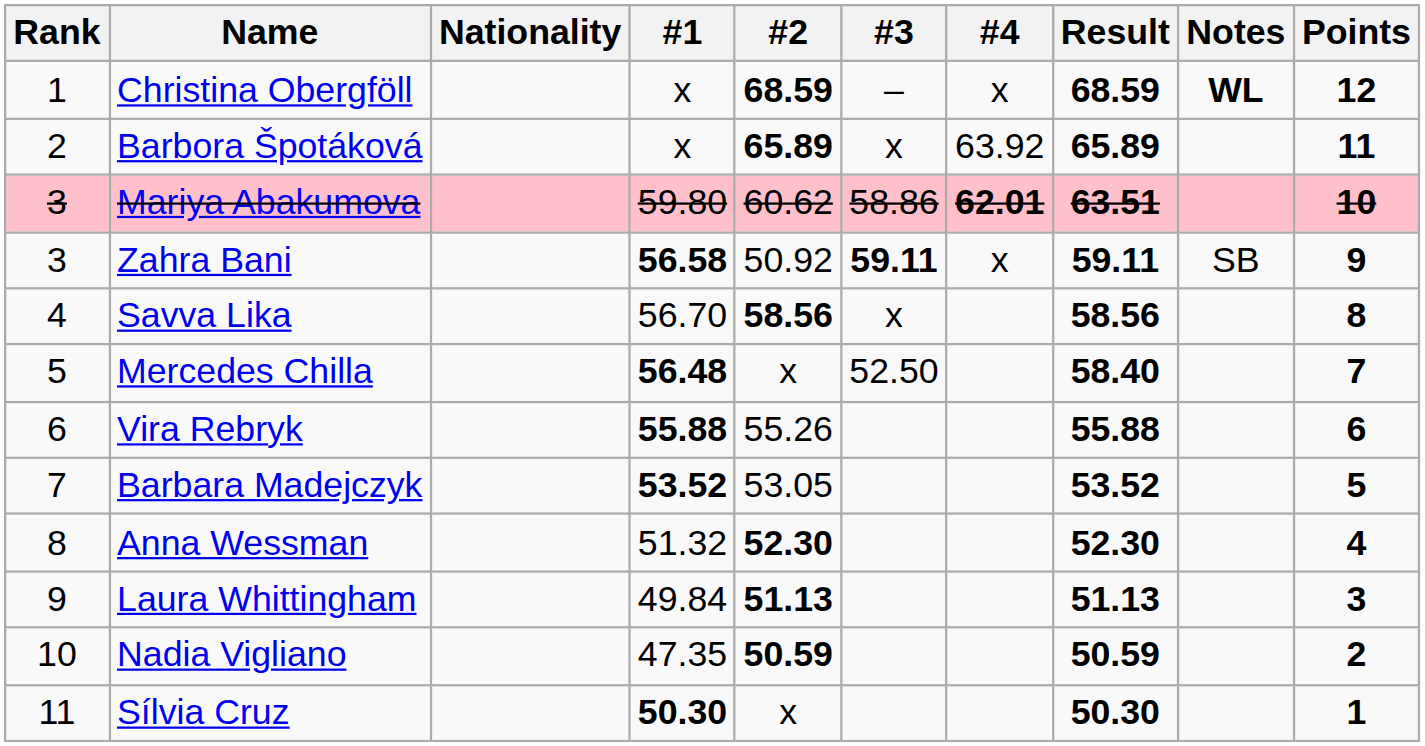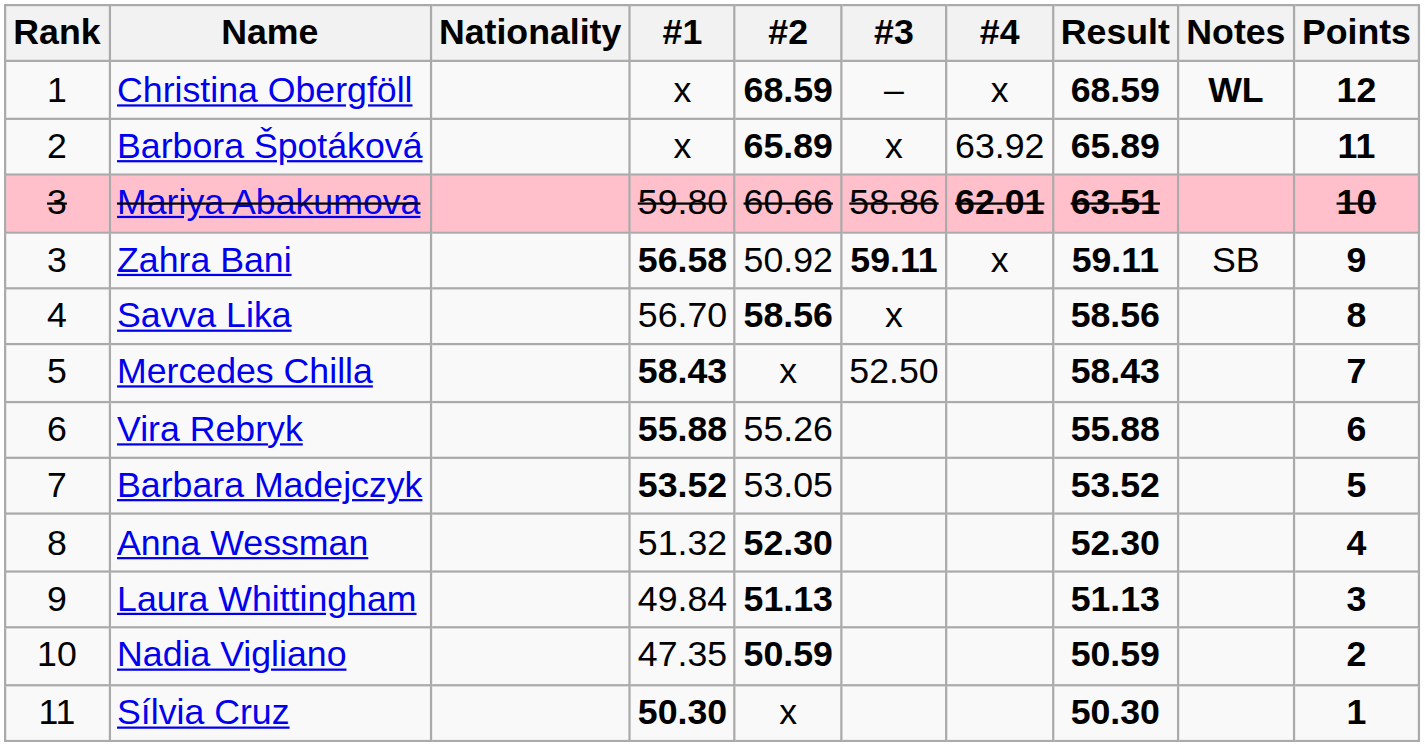(788, 202) 60.62 -> (788, 202) 60.66
(682, 372) 56.48 -> (682, 372) 58.43
(1115, 372) 58.40 -> (1115, 372) 58.43
